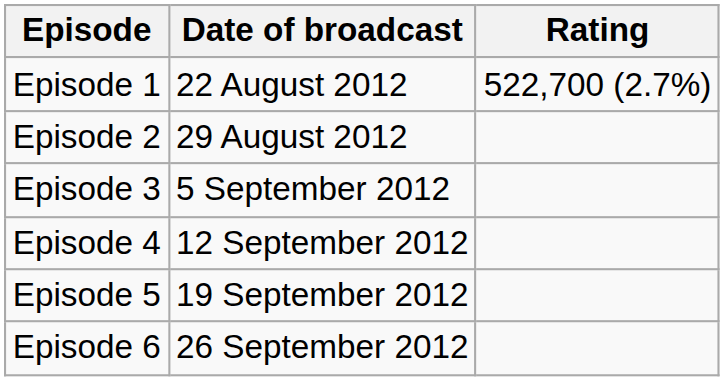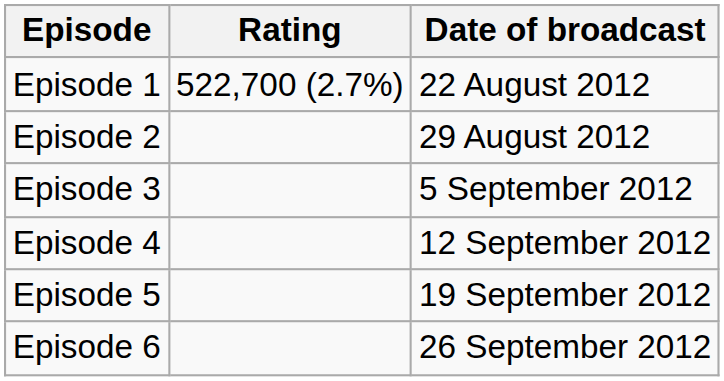columns swapped: (322, 30) <-> (598, 30)
